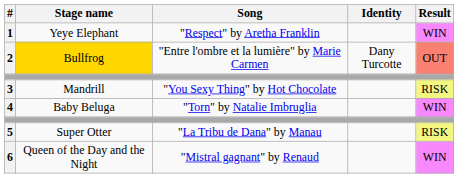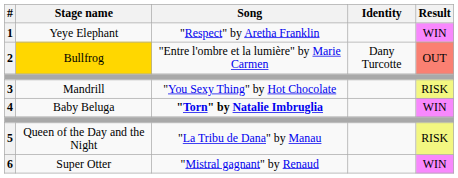(250, 107) normal -> (250, 107) bold
(84, 132) Super Otter -> (84, 138) Queen of the Day and the Night
(84, 157) Queen of the Day and the Night -> (84, 164) Super Otter
